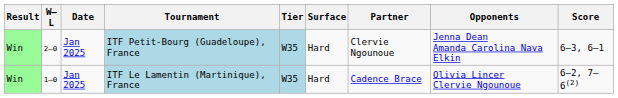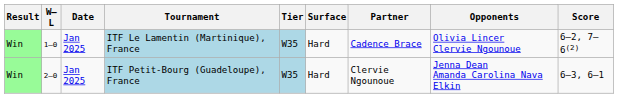rows swapped: (186, 79) <-> (186, 48)
